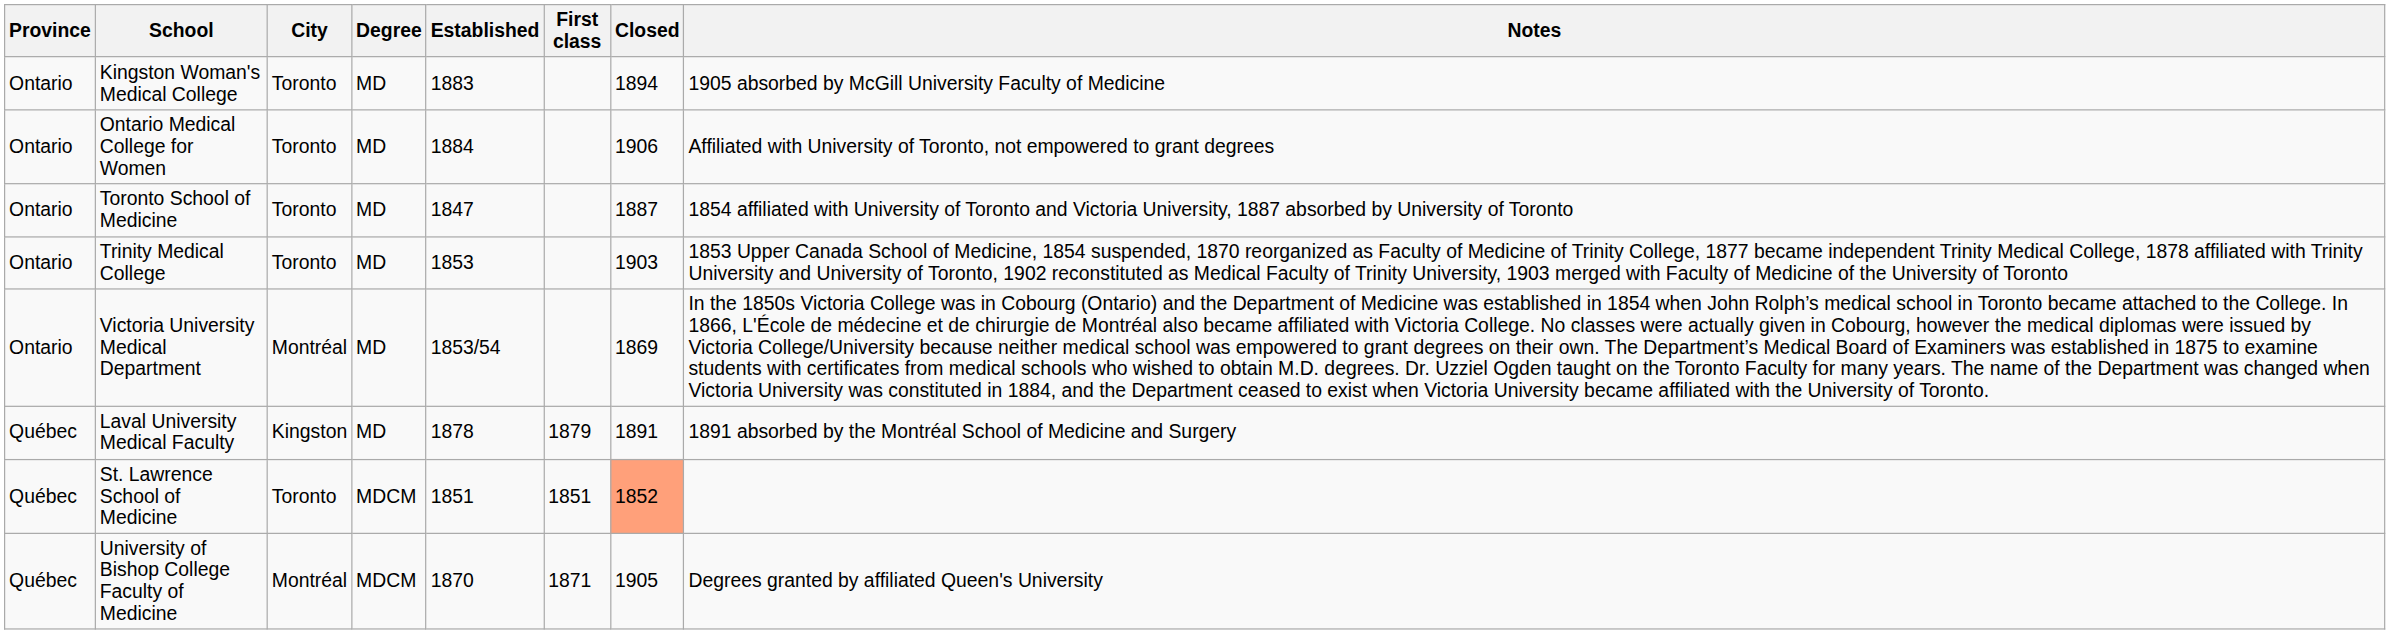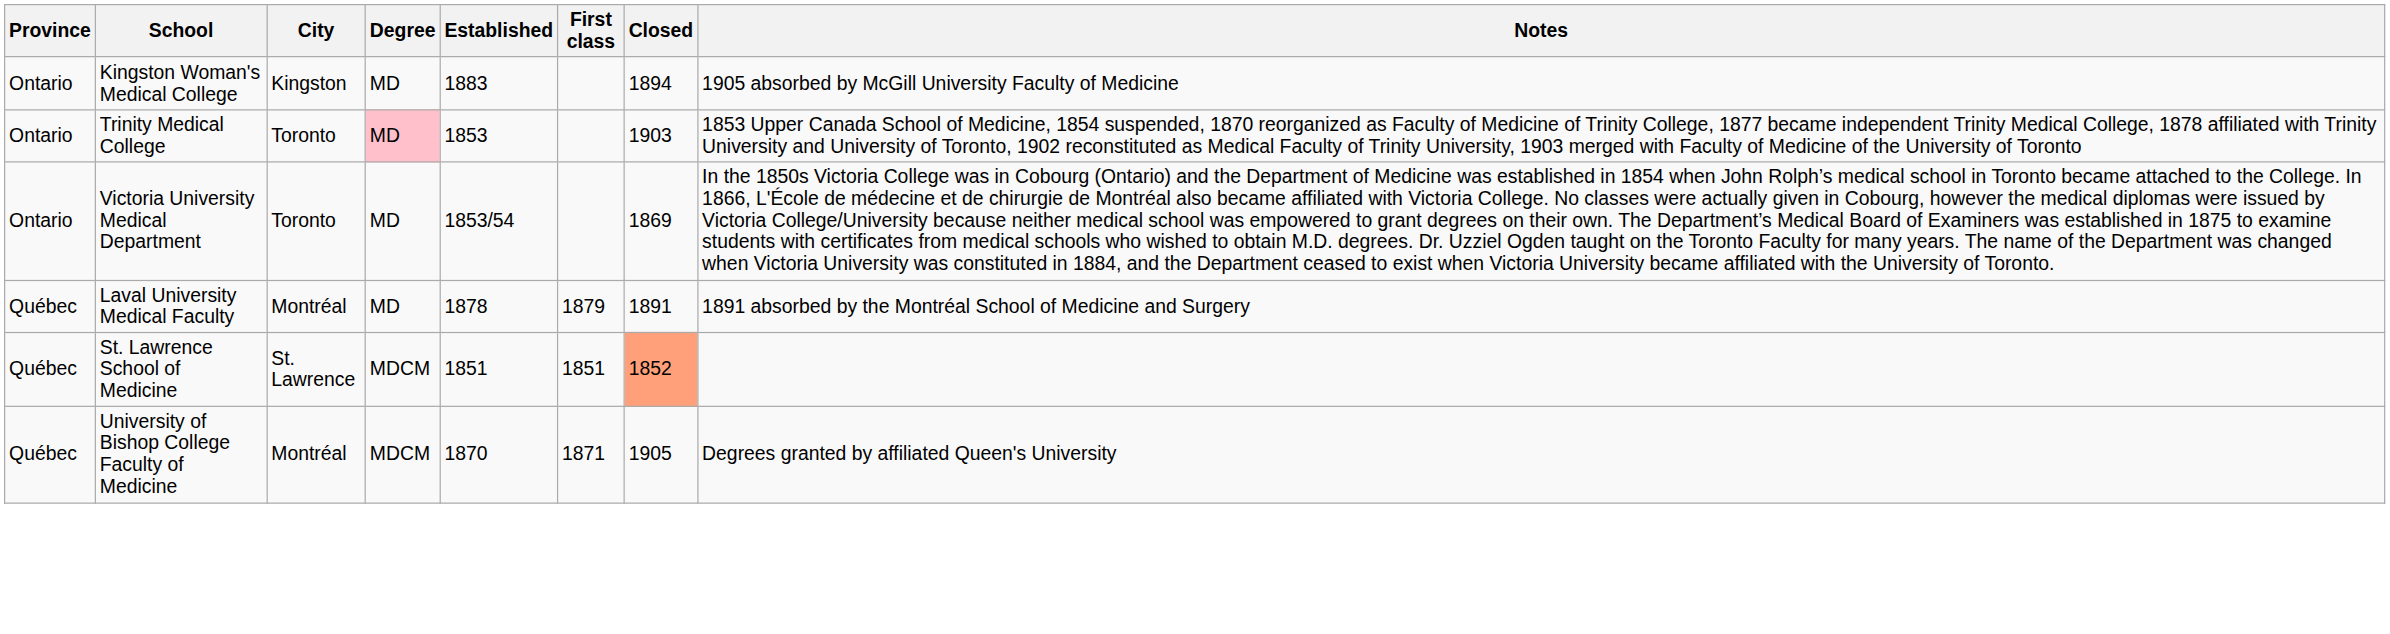(304, 83) Toronto -> (309, 83) Kingston
- row: (168, 146)
- row: (175, 209)
(371, 262) no background -> (385, 135) pink background
(309, 347) Montréal -> (304, 220) Toronto
(309, 432) Kingston -> (309, 306) Montréal
(304, 496) Toronto -> (313, 369) St. Lawrence
